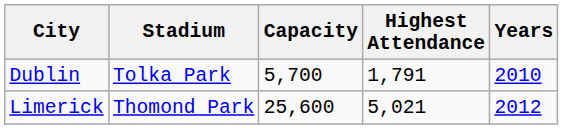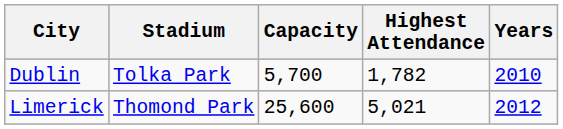(397, 75) 1,791 -> (397, 75) 1,782
